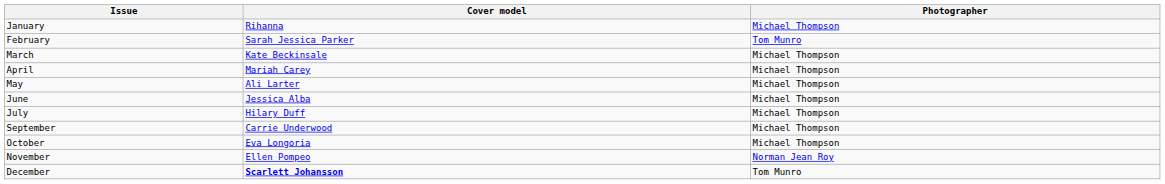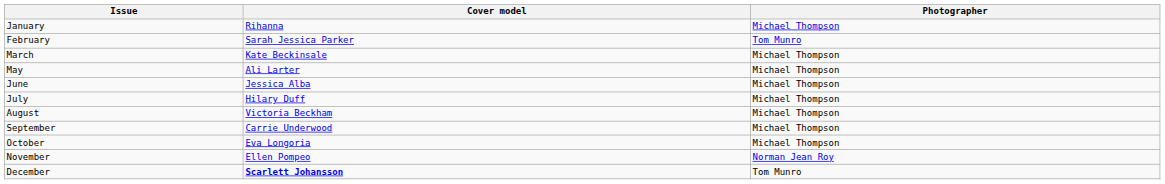- row: (20, 70)
+ row: (23, 114)
